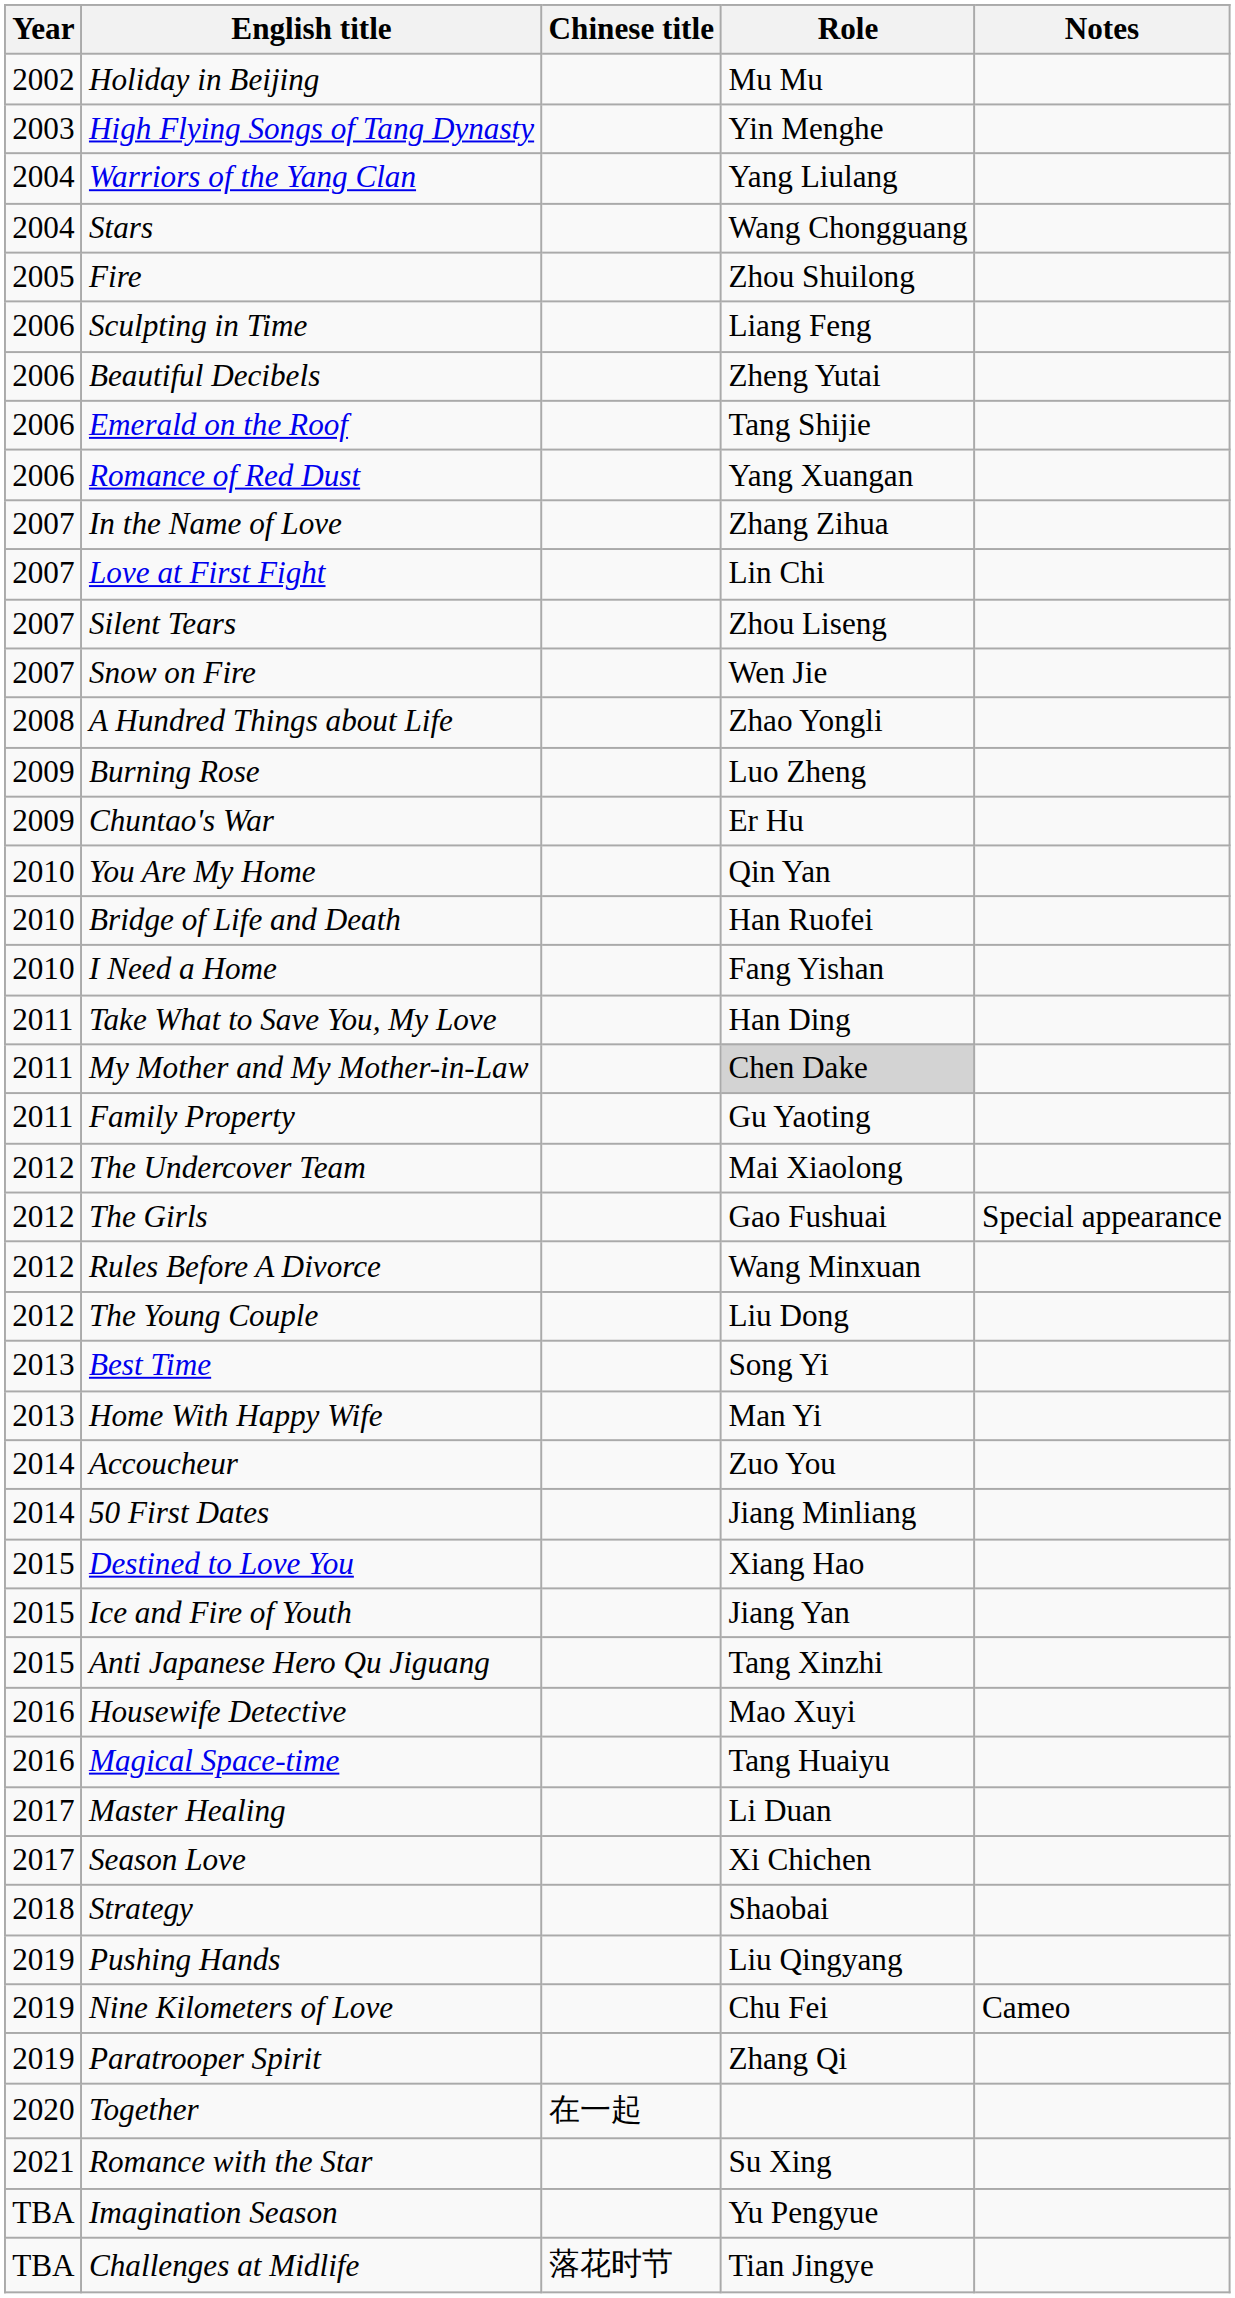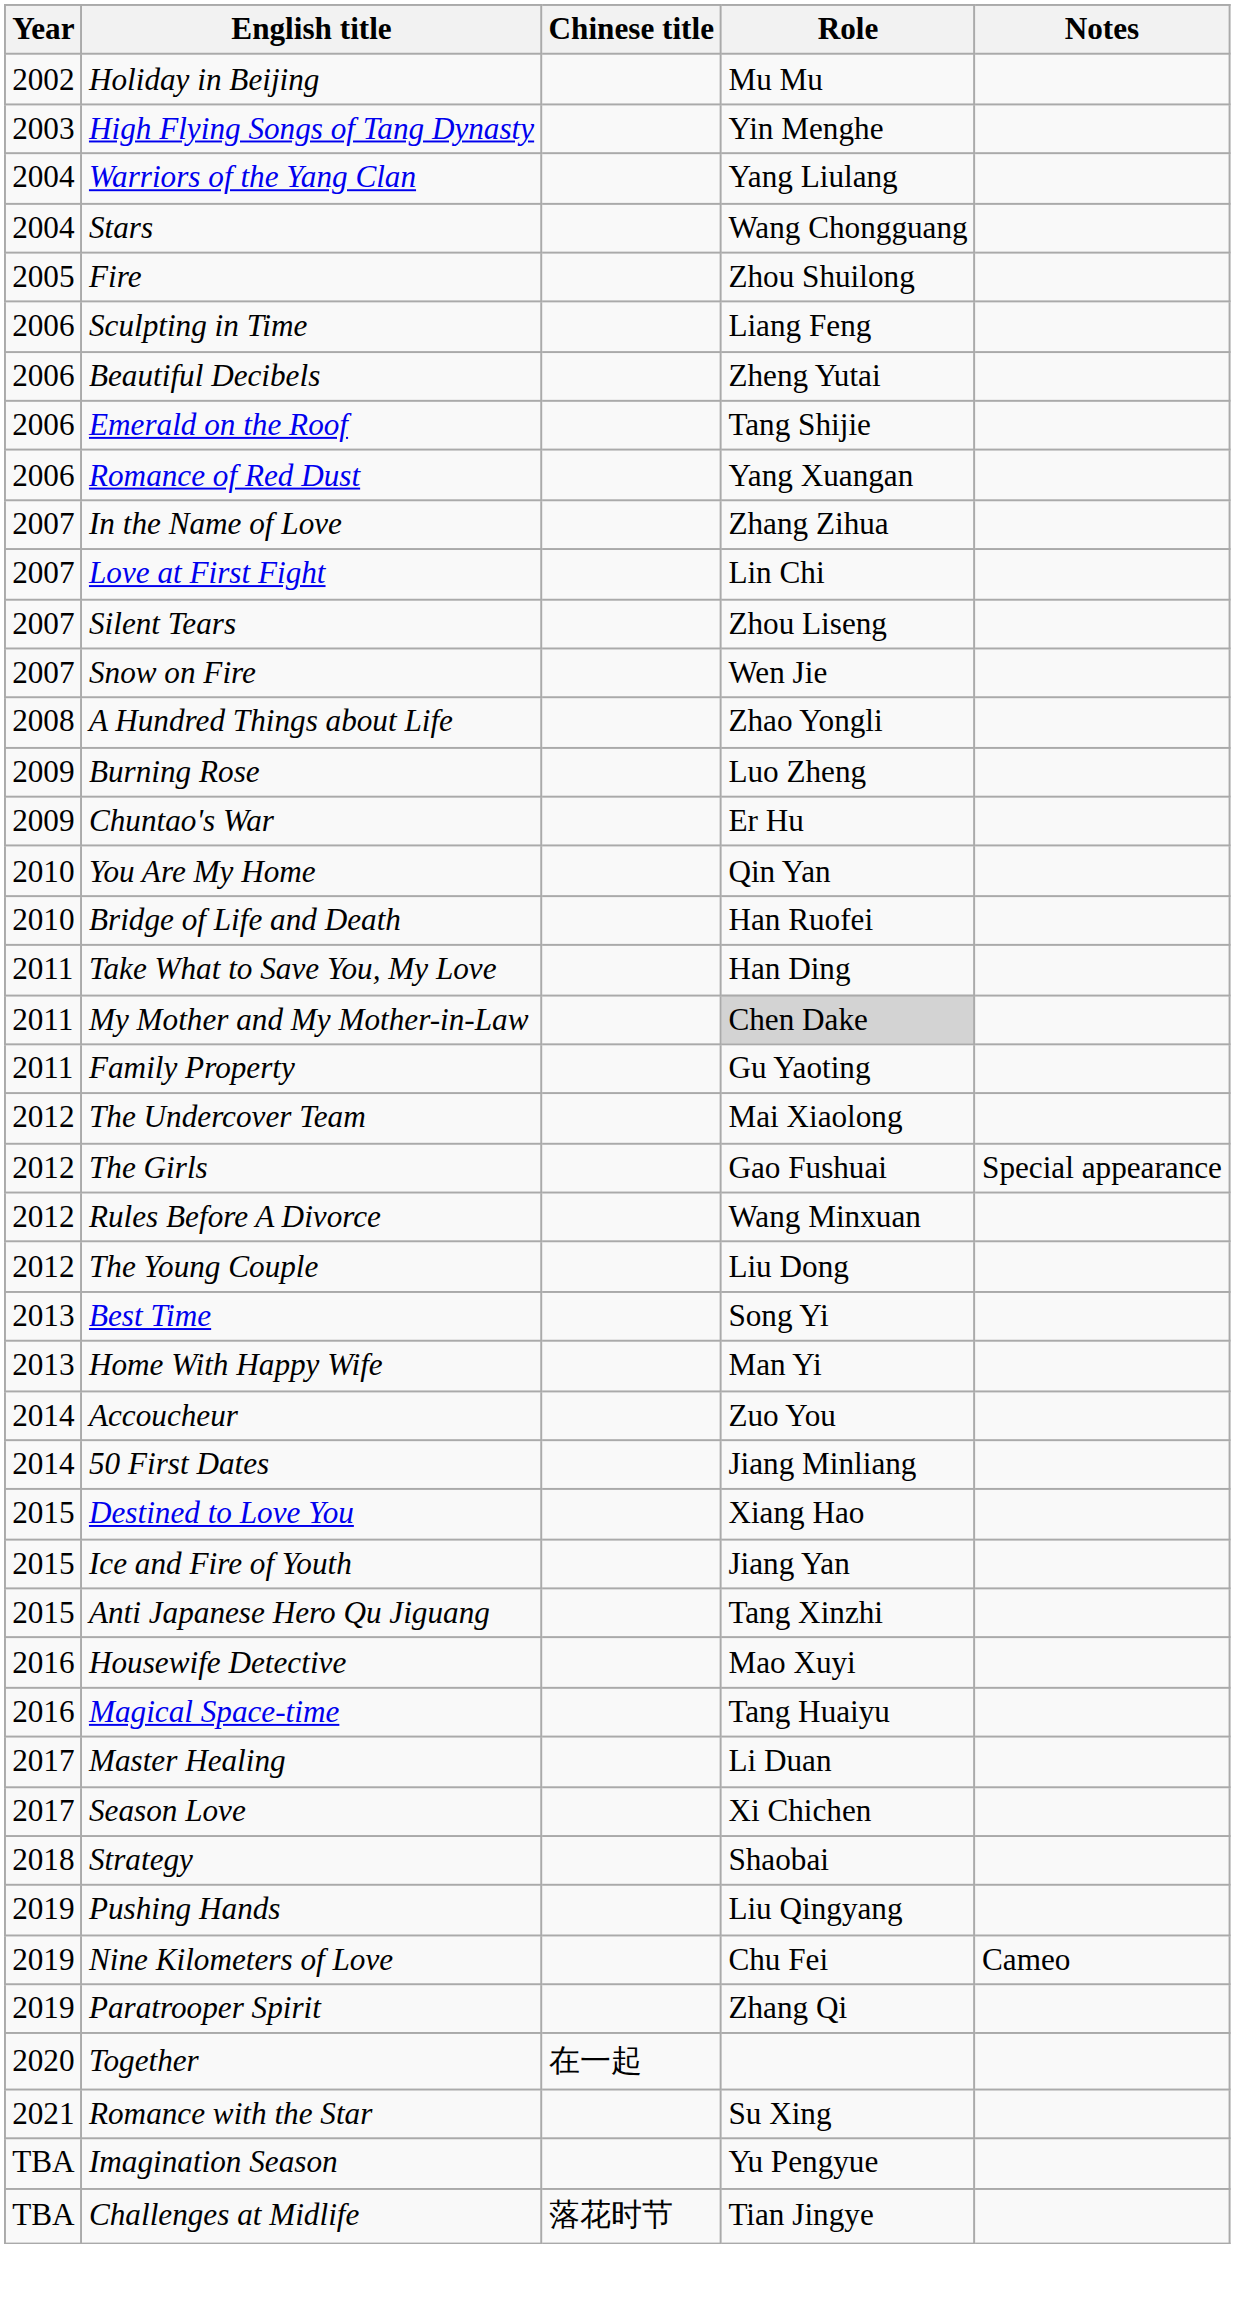- row: (183, 969)
